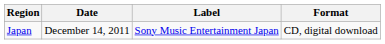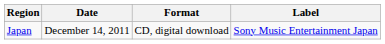columns swapped: (331, 13) <-> (207, 13)
